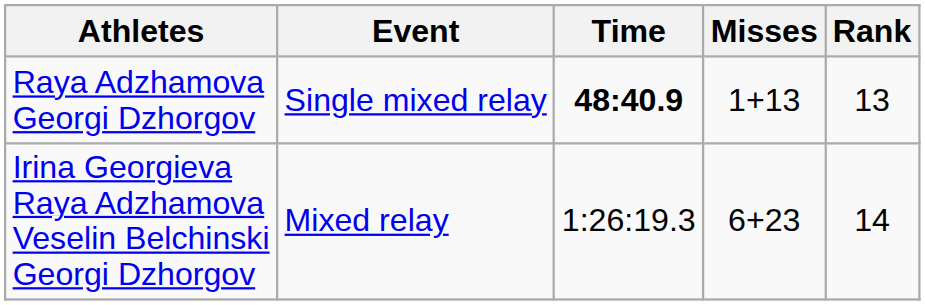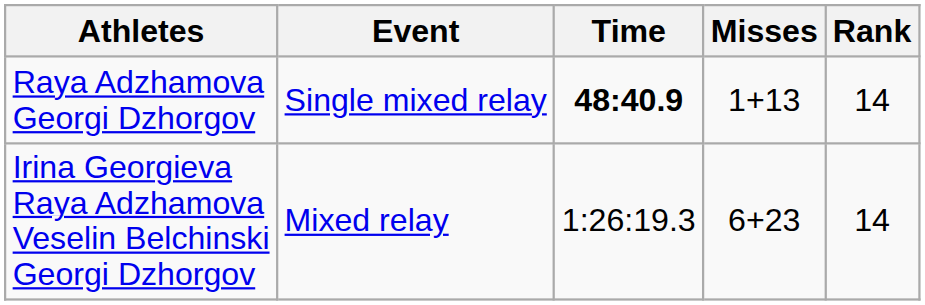(872, 99) 13 -> (872, 99) 14
